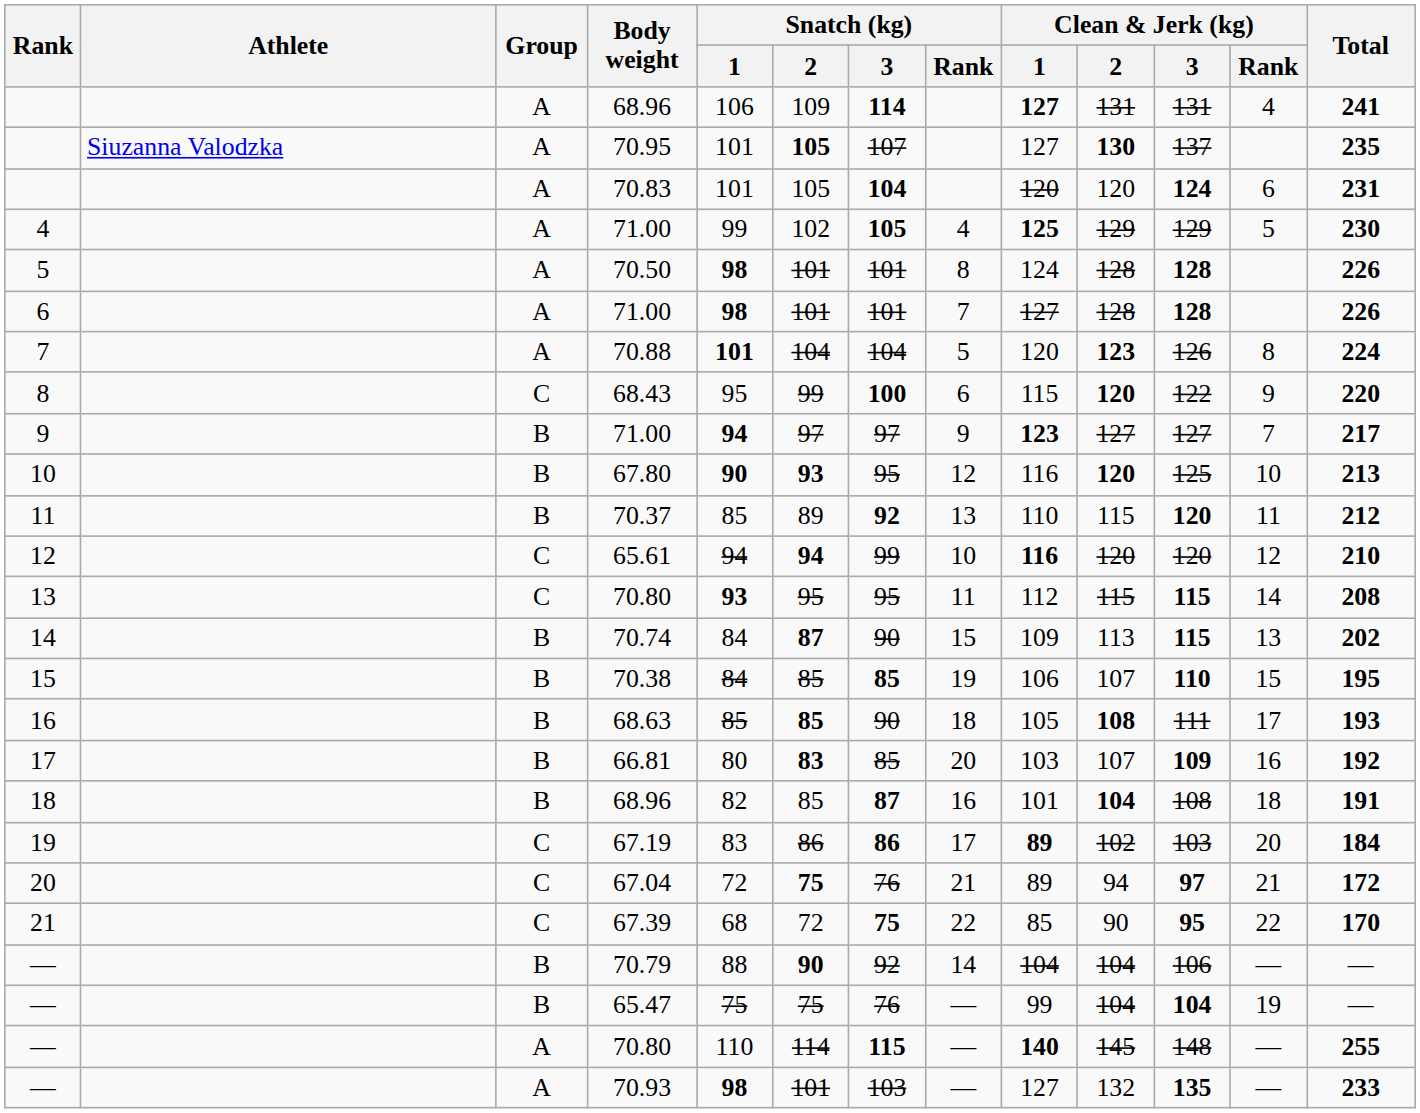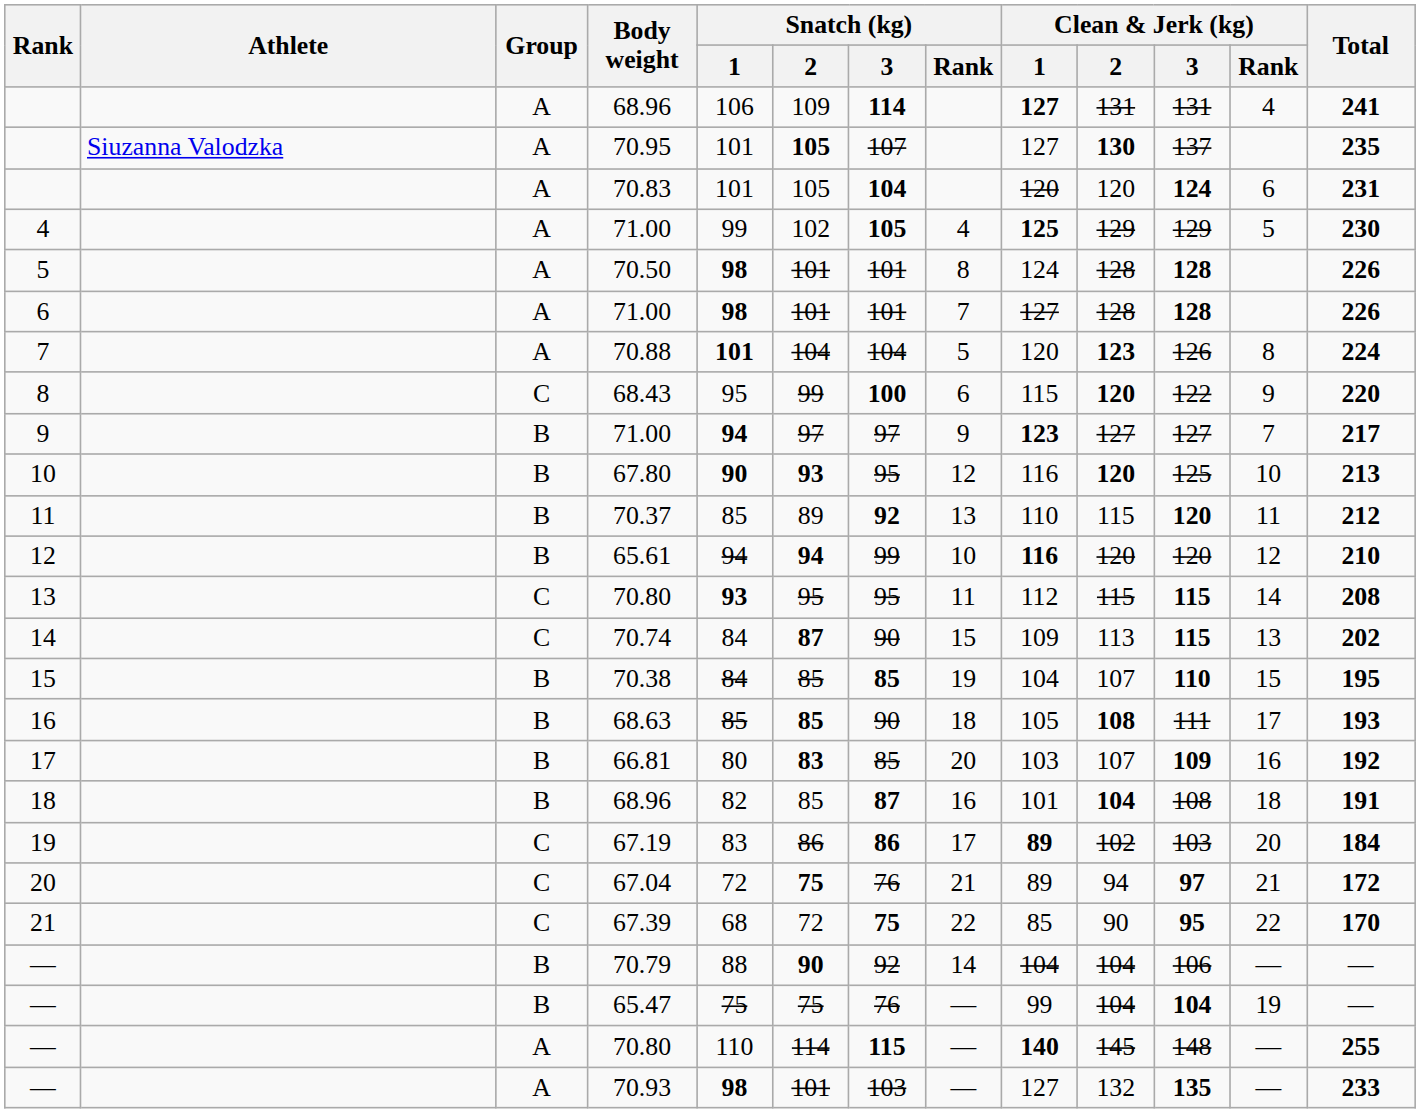(542, 556) C -> (542, 556) B
(542, 637) B -> (542, 637) C
(1040, 678) 106 -> (1040, 678) 104
